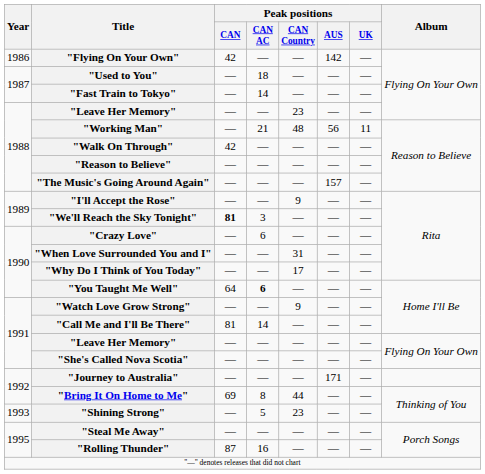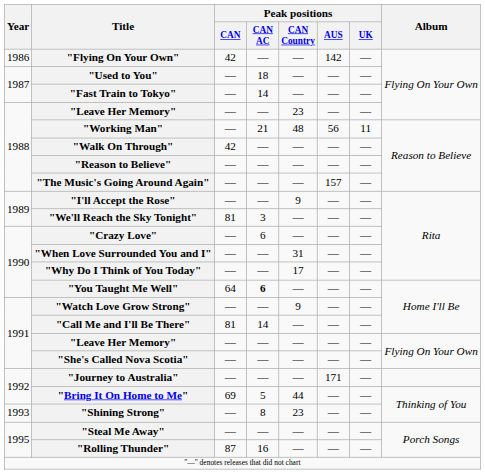(230, 217) bold -> (230, 217) normal
(263, 395) 8 -> (263, 395) 5
(263, 413) 5 -> (263, 413) 8
